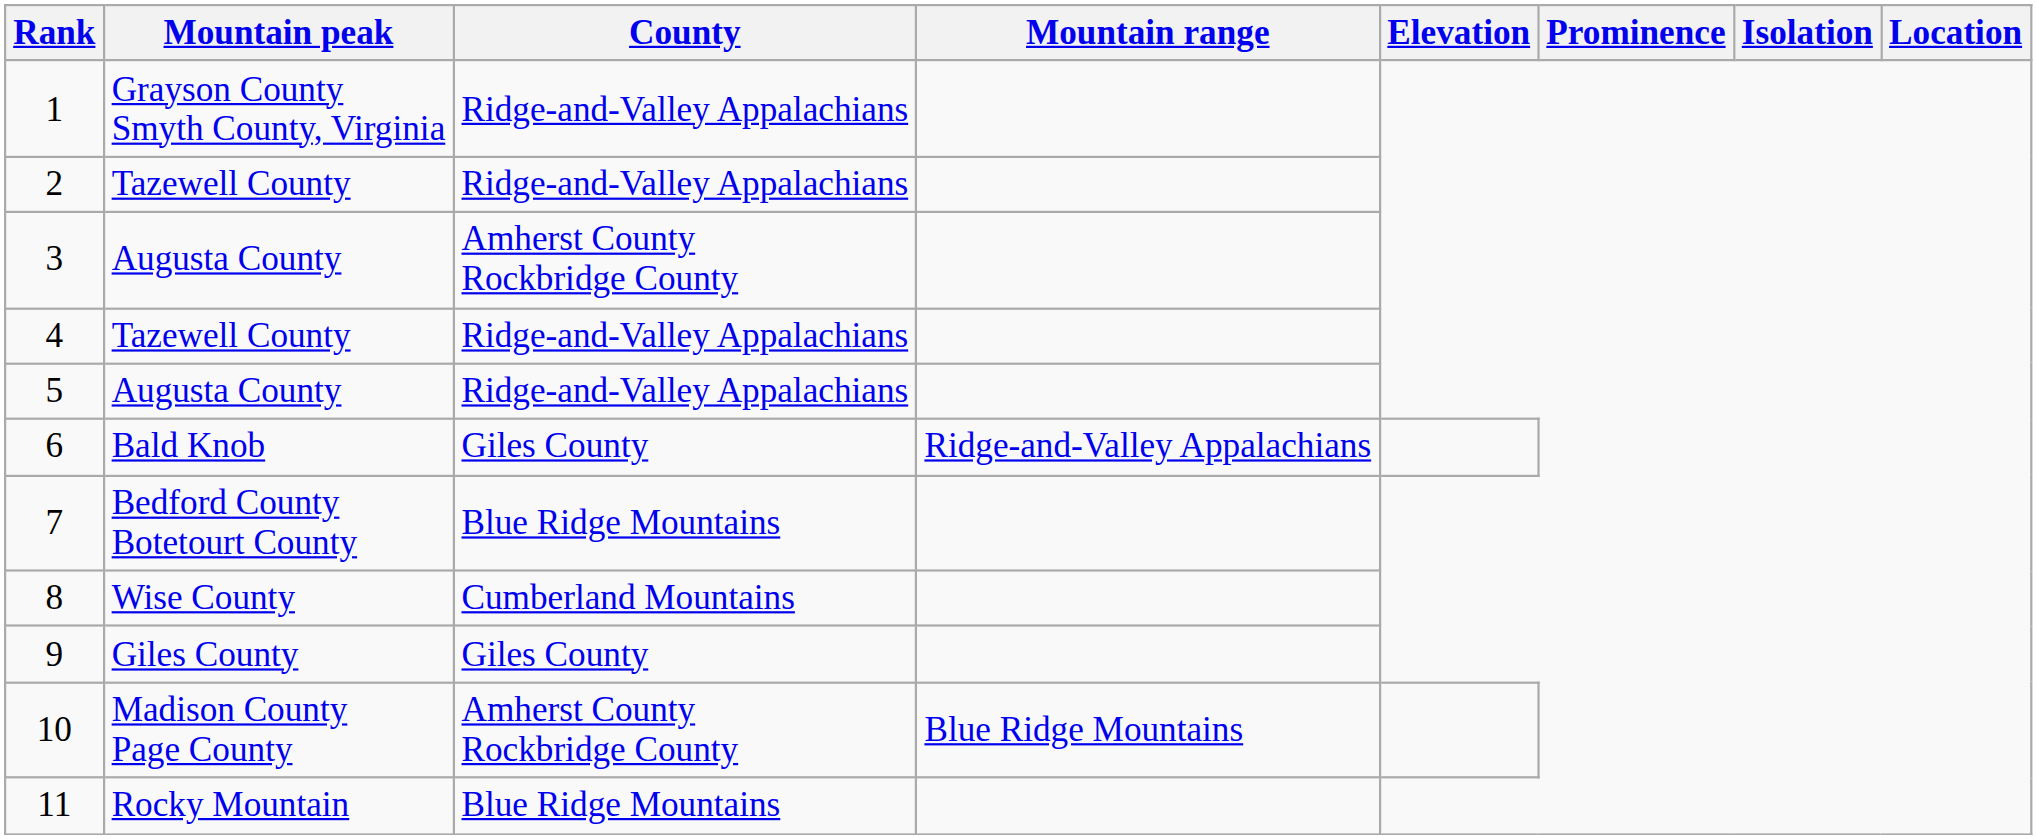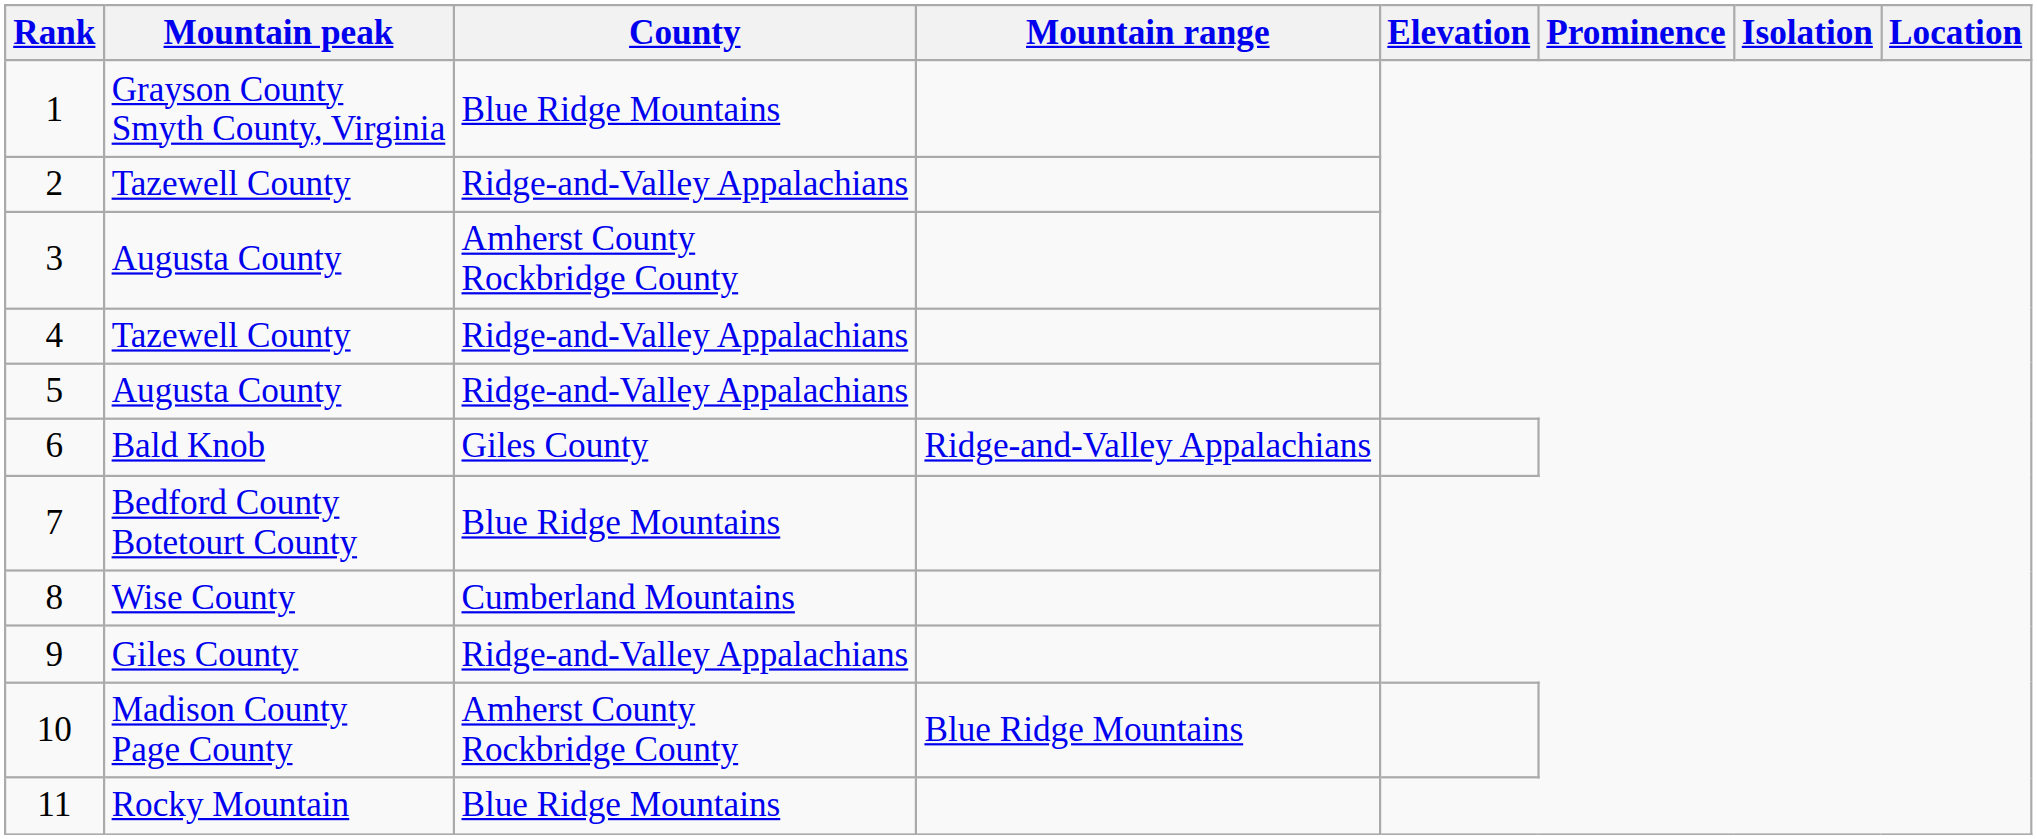(685, 108) Ridge-and-Valley Appalachians -> (621, 108) Blue Ridge Mountains
(555, 653) Giles County -> (685, 653) Ridge-and-Valley Appalachians
